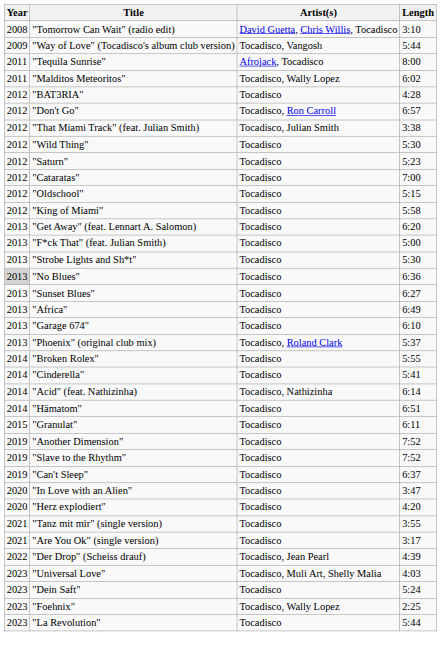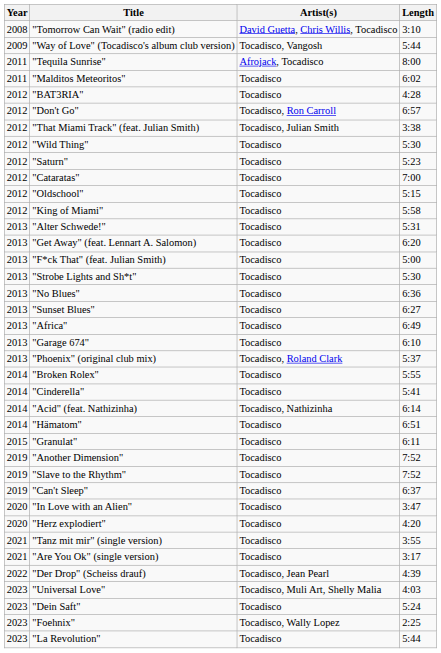(290, 78) Tocadisco, Wally Lopez -> (260, 78) Tocadisco
+ row: (69, 227)
(17, 276) lightgrey background -> (17, 293) no background
